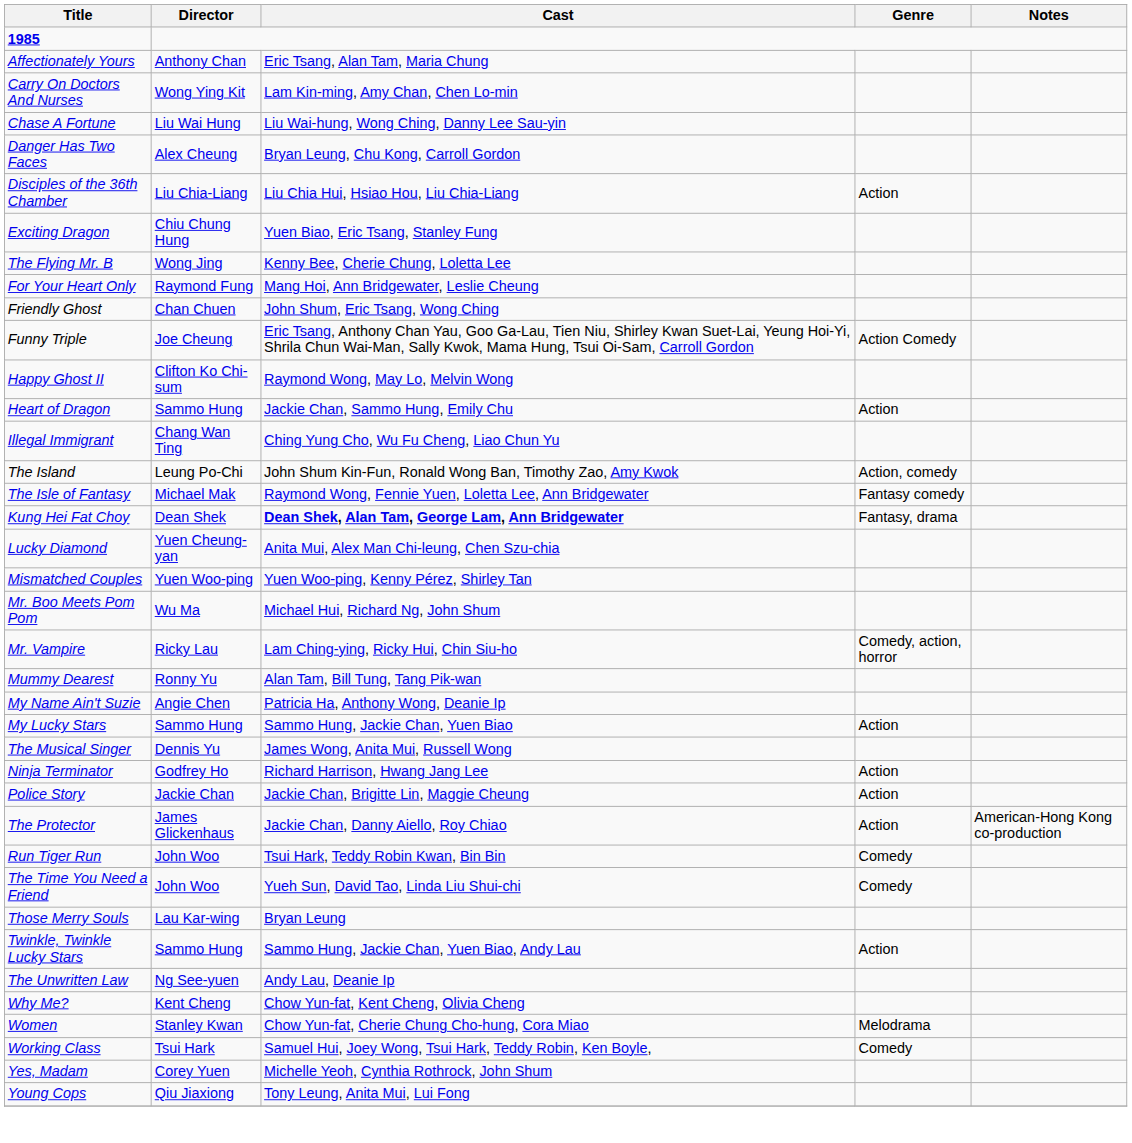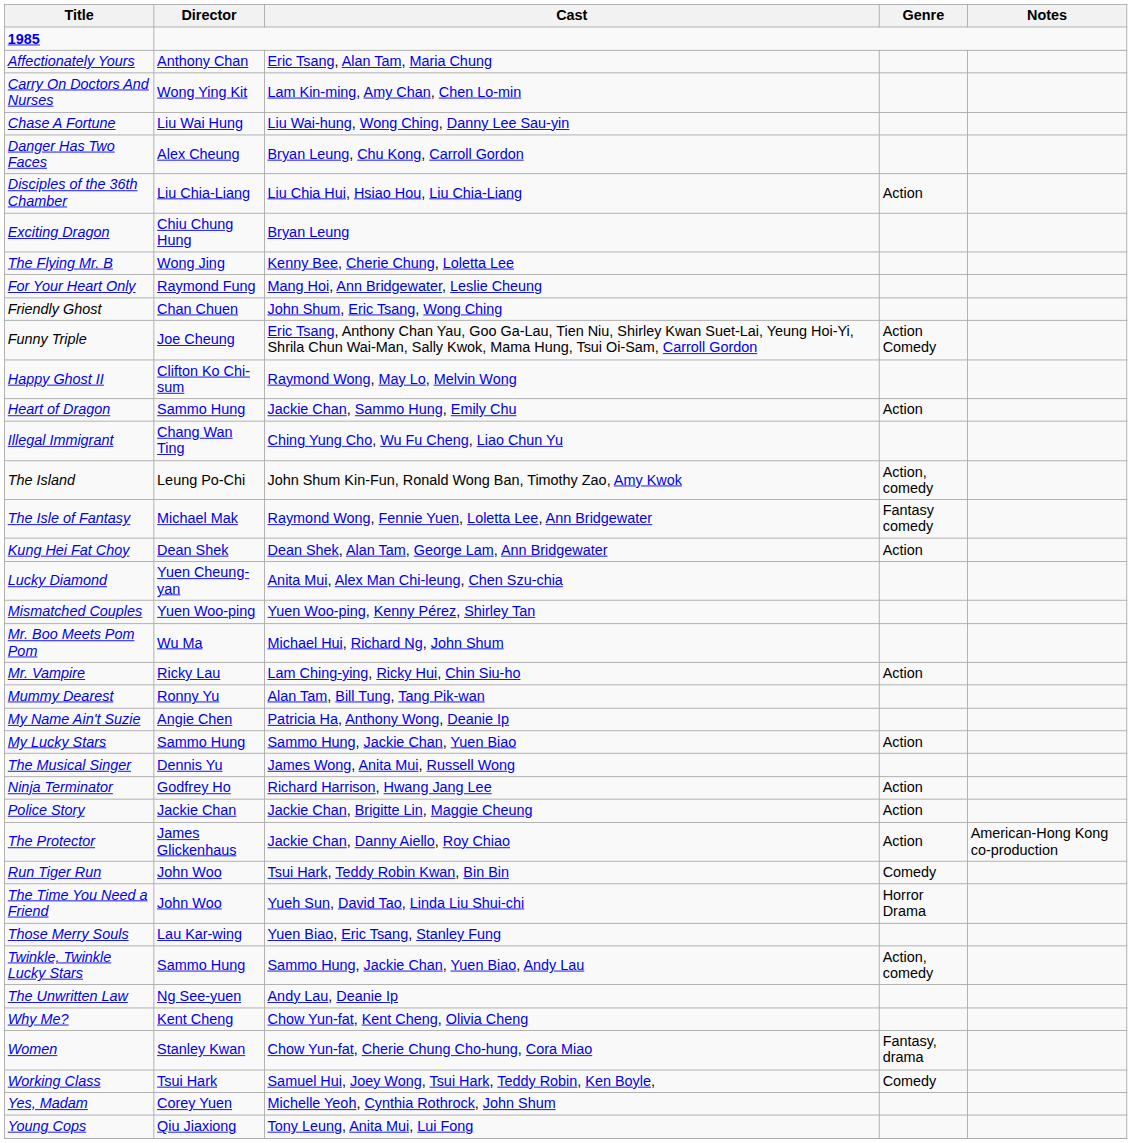(381, 232) Yuen Biao, Eric Tsang, Stanley Fung -> (308, 232) Bryan Leung
(444, 517) bold -> (437, 549) normal
(908, 517) Fantasy, drama -> (903, 549) Action
(910, 649) Comedy, action, horror -> (903, 673) Action
(885, 887) Comedy -> (904, 903) Horror Drama
(305, 918) Bryan Leung -> (384, 934) Yuen Biao, Eric Tsang, Stanley Fung
(879, 949) Action -> (908, 965) Action, comedy
(895, 1025) Melodrama -> (910, 1050) Fantasy, drama
